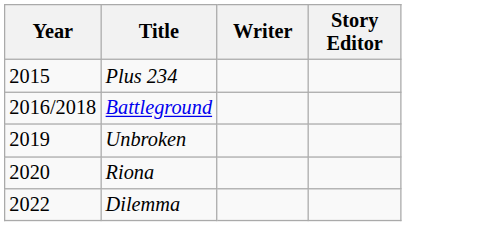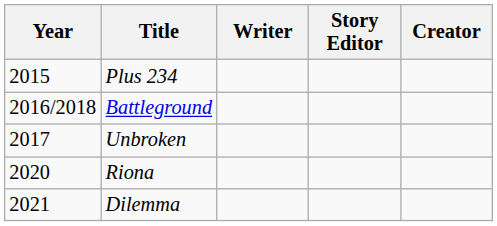+ column: (447, 32)
(30, 140) 2019 -> (30, 140) 2017
(30, 204) 2022 -> (30, 204) 2021
